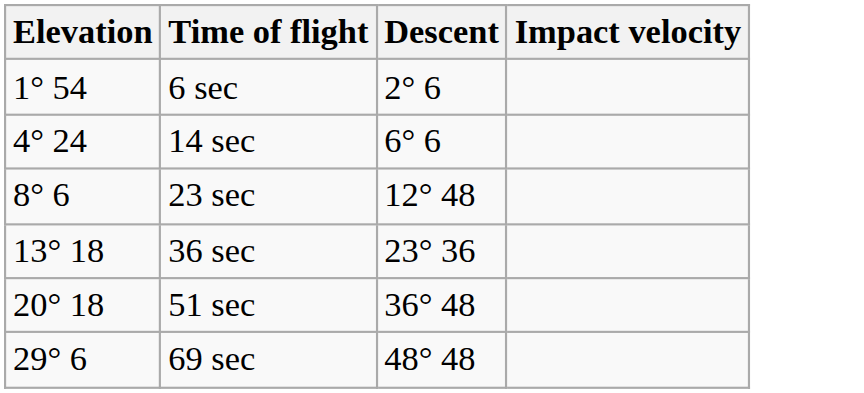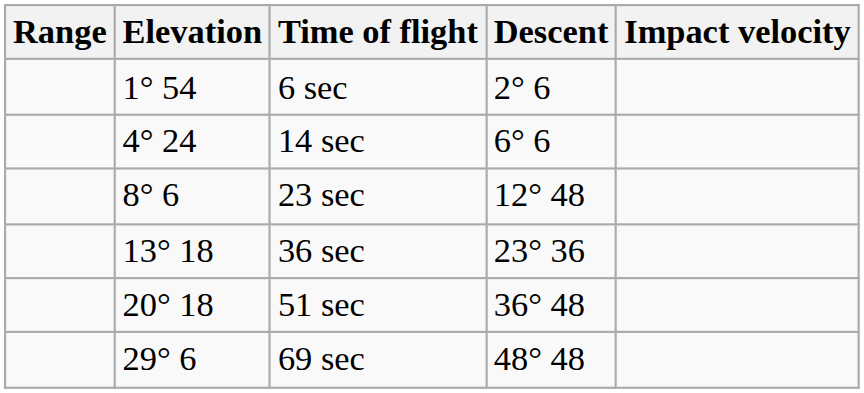+ column: (60, 31)
